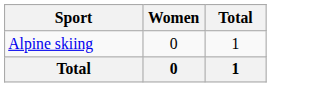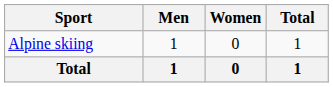+ column: (174, 17)
